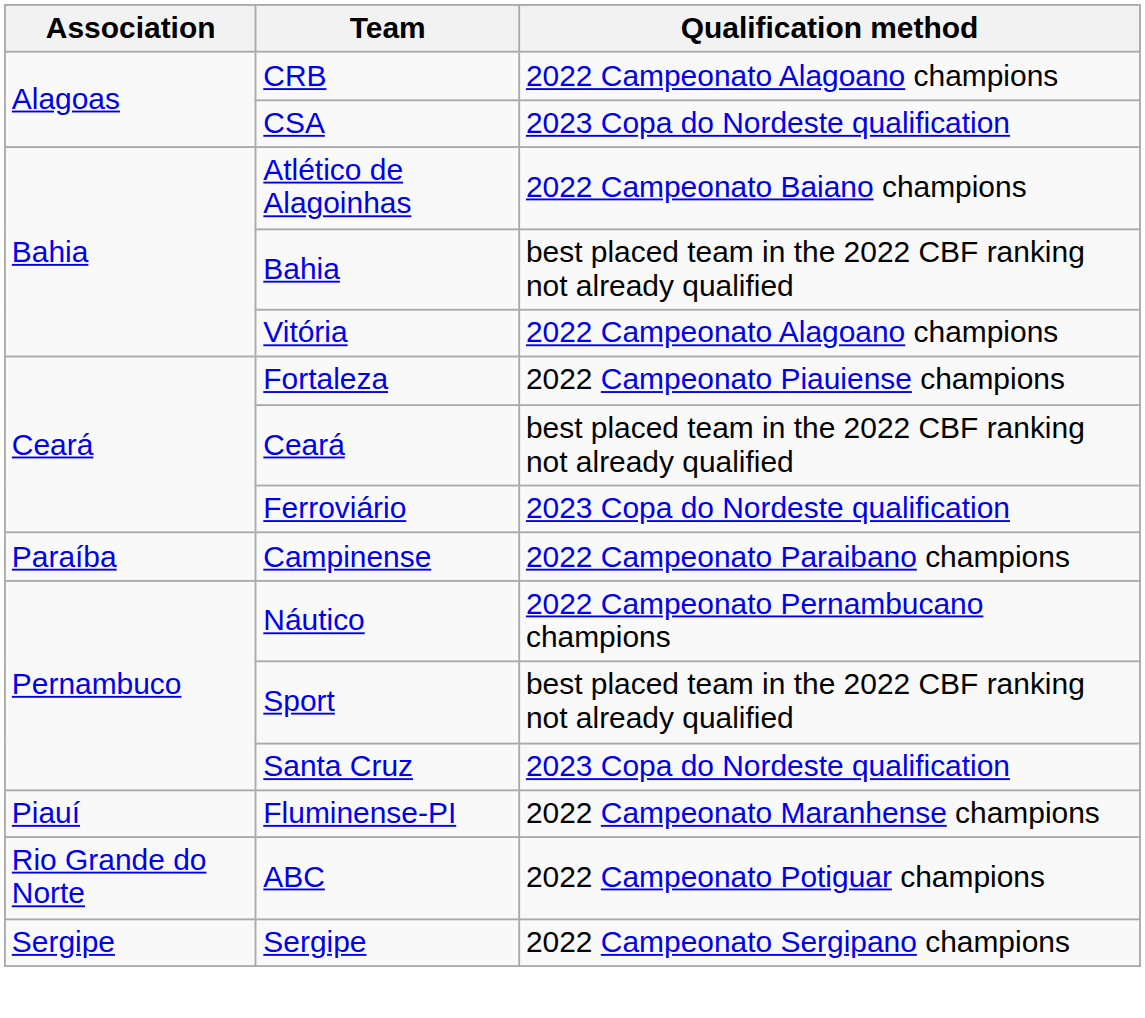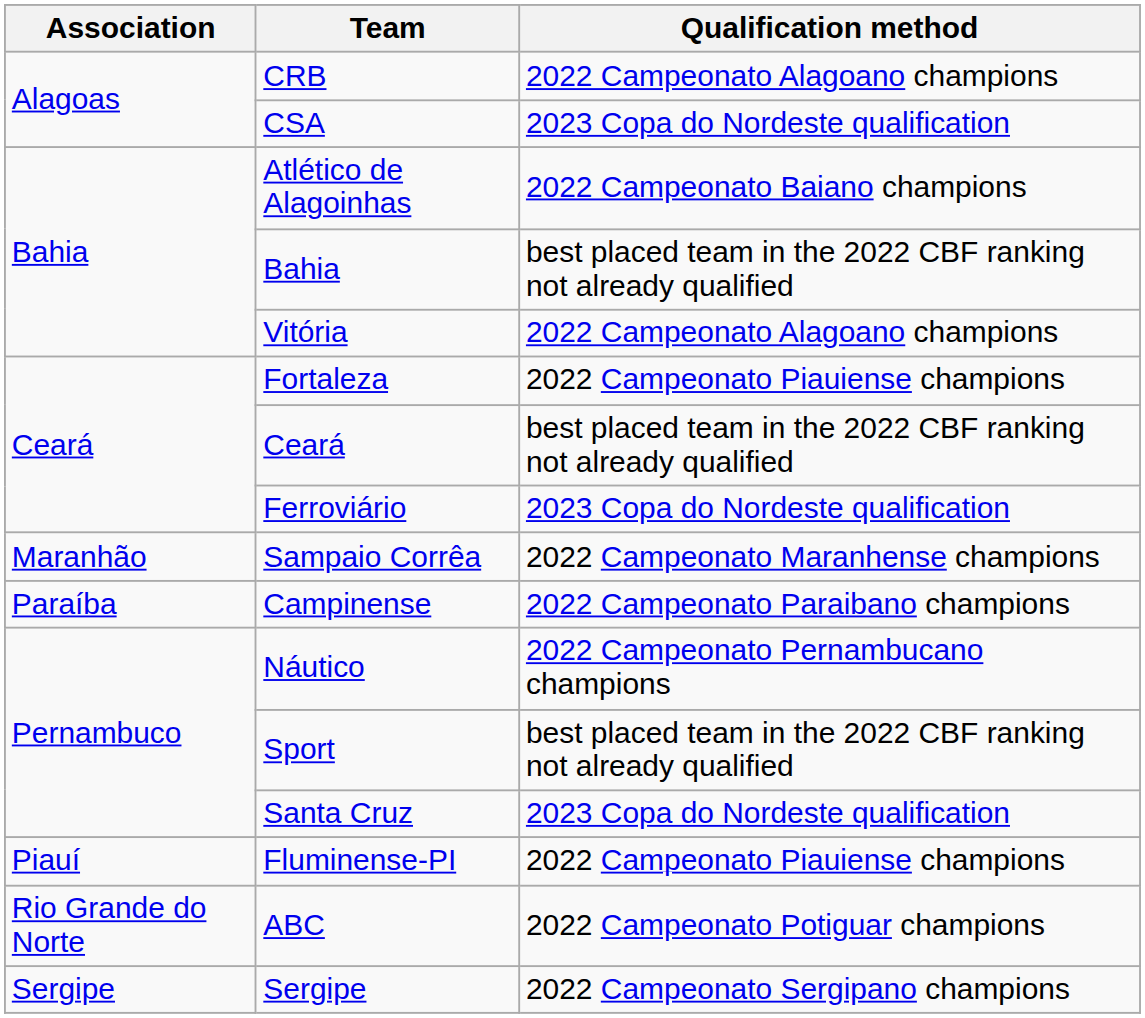+ row: (372, 556)
(813, 813) 2022 Campeonato Maranhense champions -> (795, 860) 2022 Campeonato Piauiense champions
